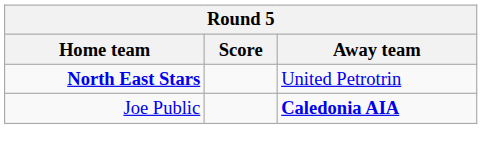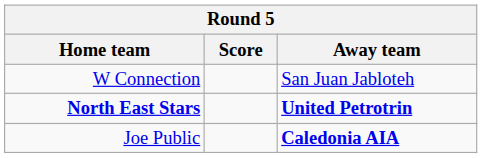+ row: (147, 78)
(341, 78) normal -> (347, 108) bold
